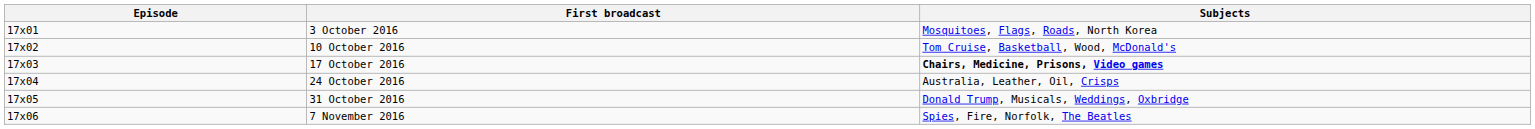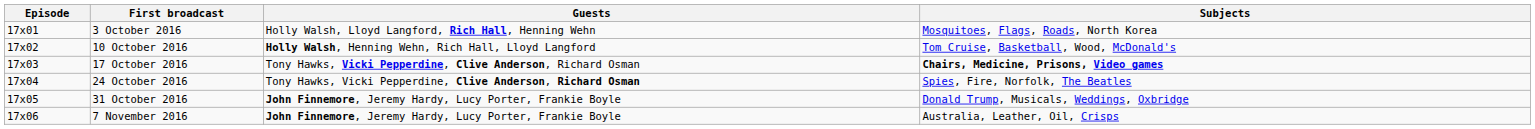+ column: (592, 13)
(1021, 82) Australia, Leather, Oil, Crisps -> (1027, 82) Spies, Fire, Norfolk, The Beatles
(1027, 116) Spies, Fire, Norfolk, The Beatles -> (1021, 116) Australia, Leather, Oil, Crisps
